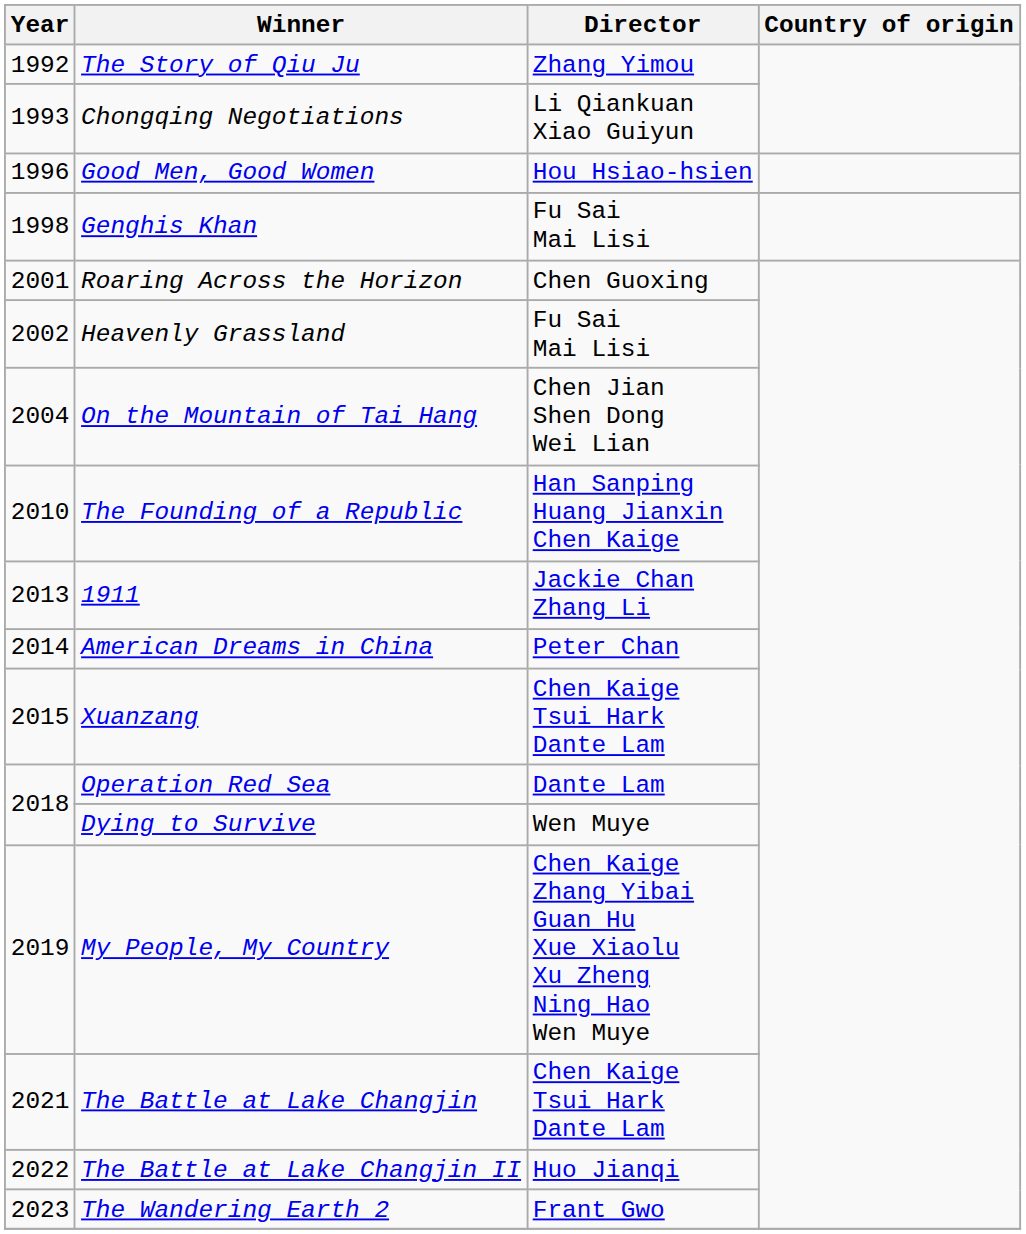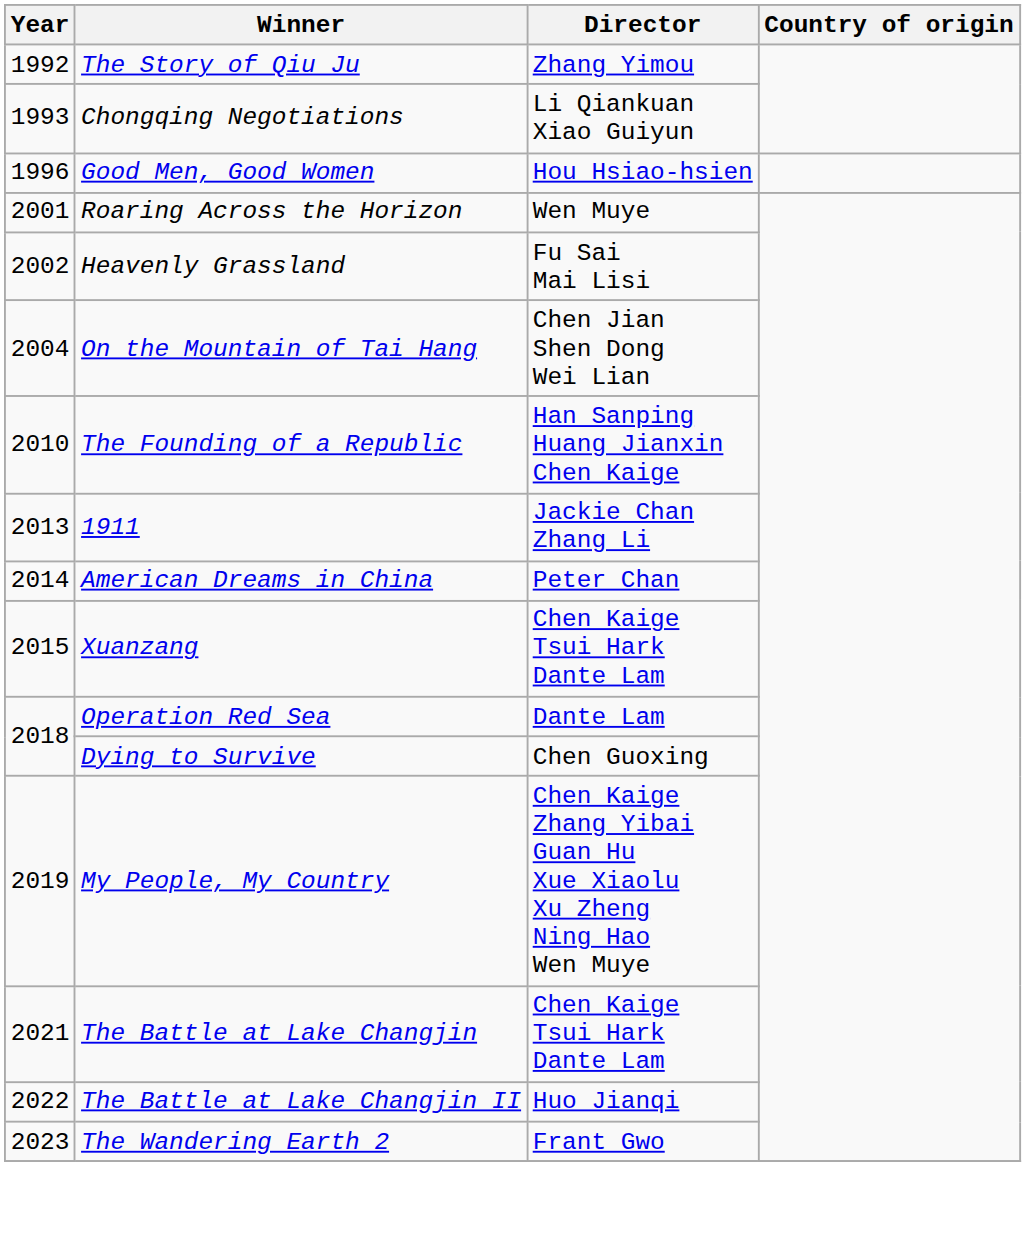- row: (169, 226)
(621, 280) Chen Guoxing -> (591, 212) Wen Muye
(591, 825) Wen Muye -> (621, 757) Chen Guoxing
